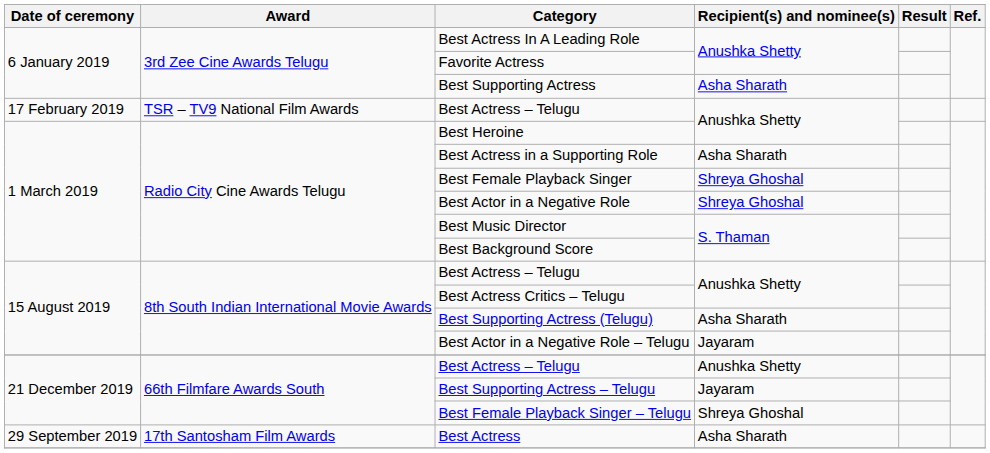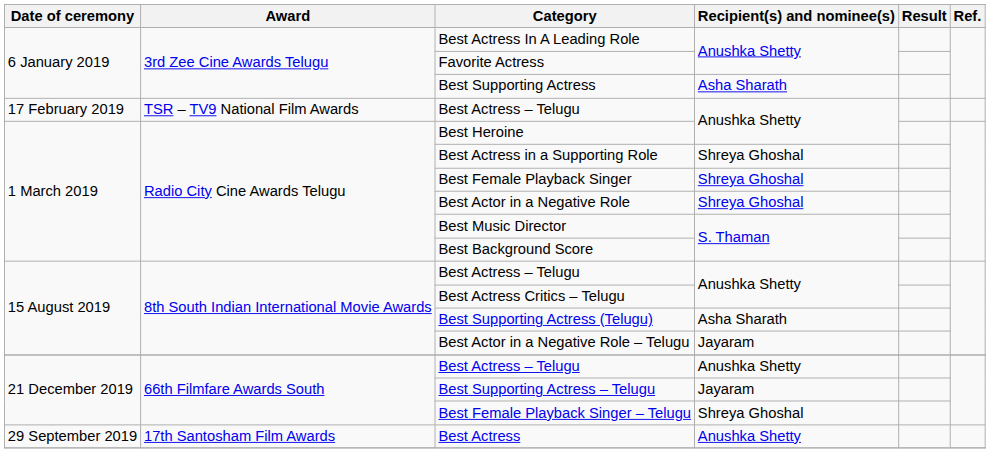(742, 156) Asha Sharath -> (751, 156) Shreya Ghoshal
(742, 436) Asha Sharath -> (749, 436) Anushka Shetty
